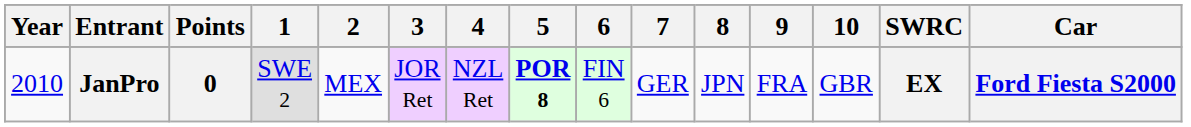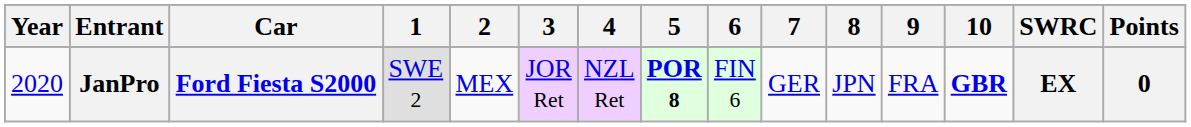columns swapped: (1076, 25) <-> (210, 25)
(37, 83) 2010 -> (37, 83) 2020
(846, 83) normal -> (979, 83) bold
